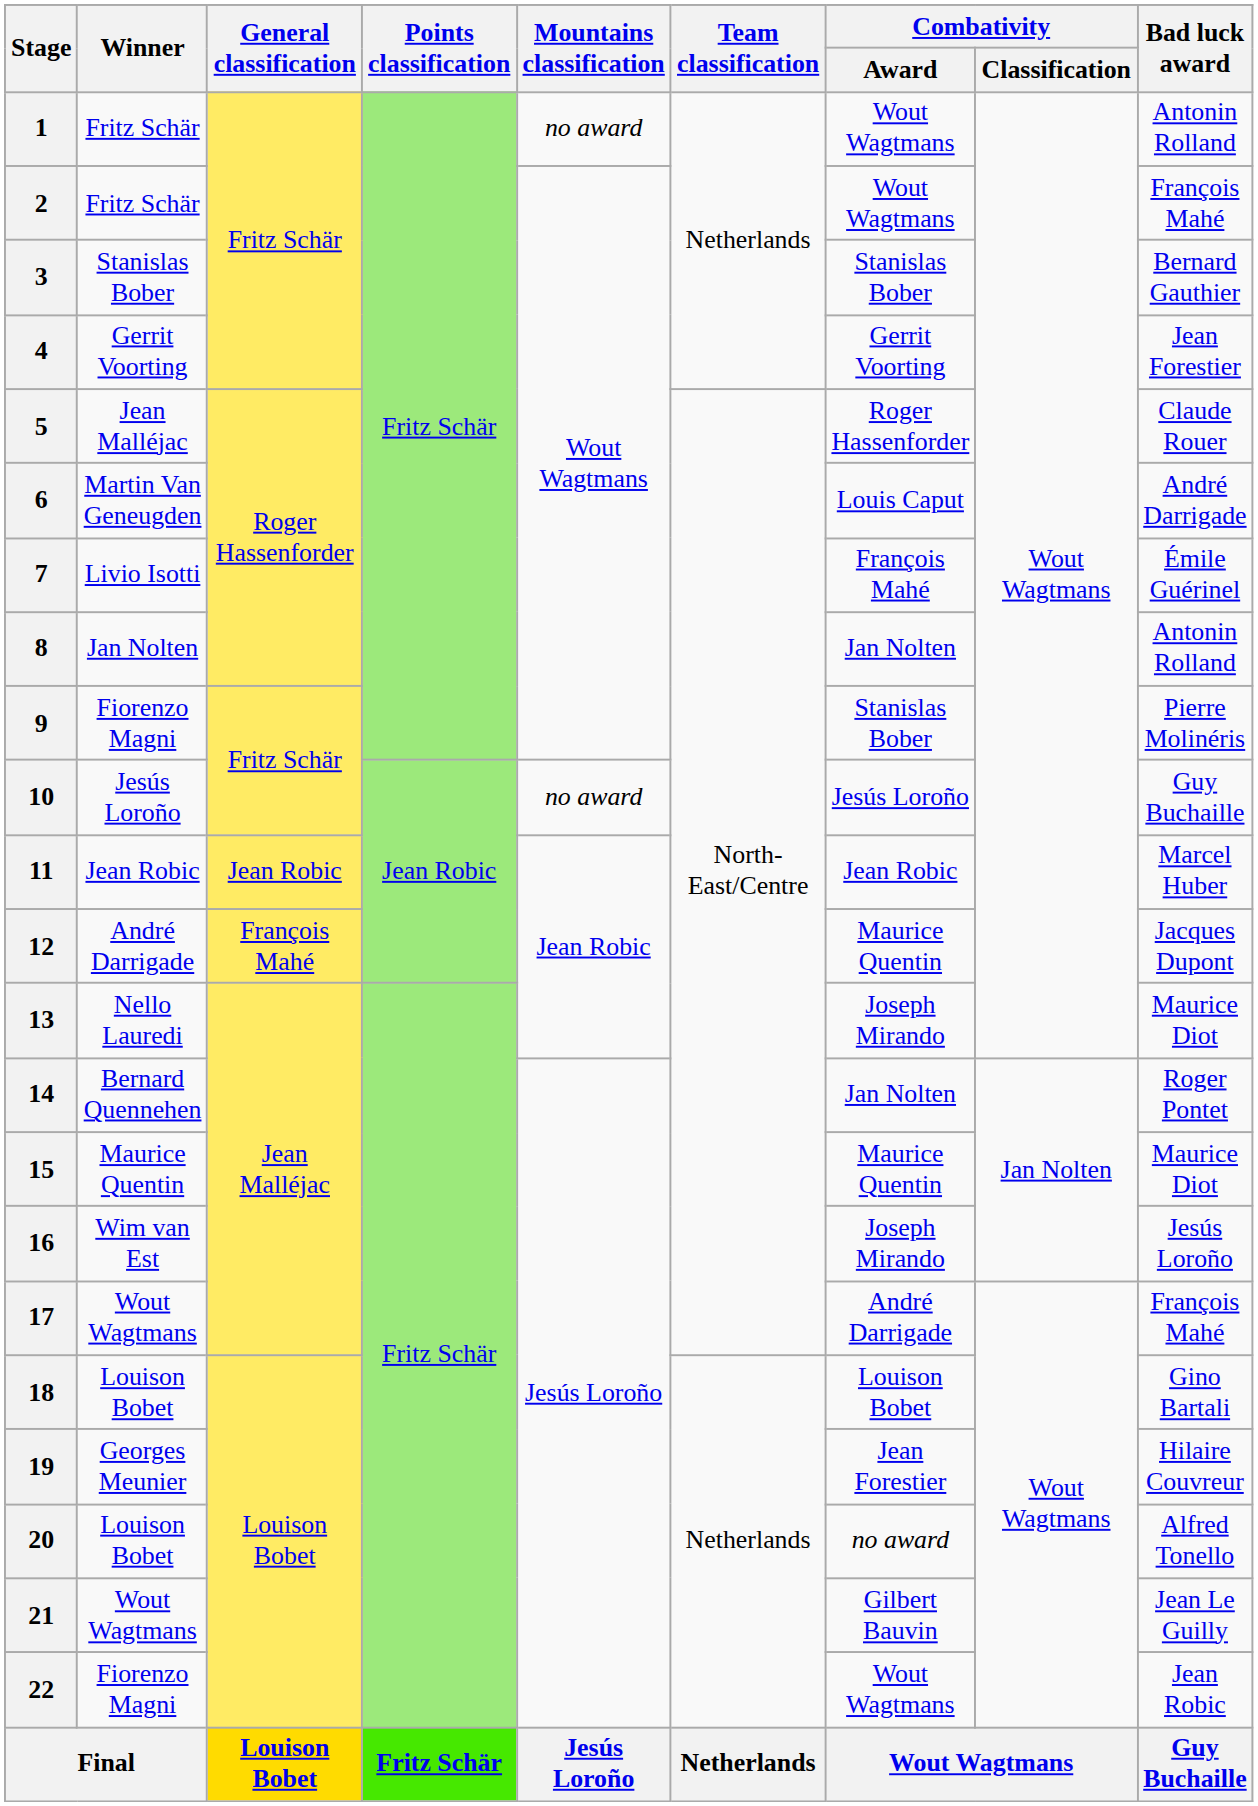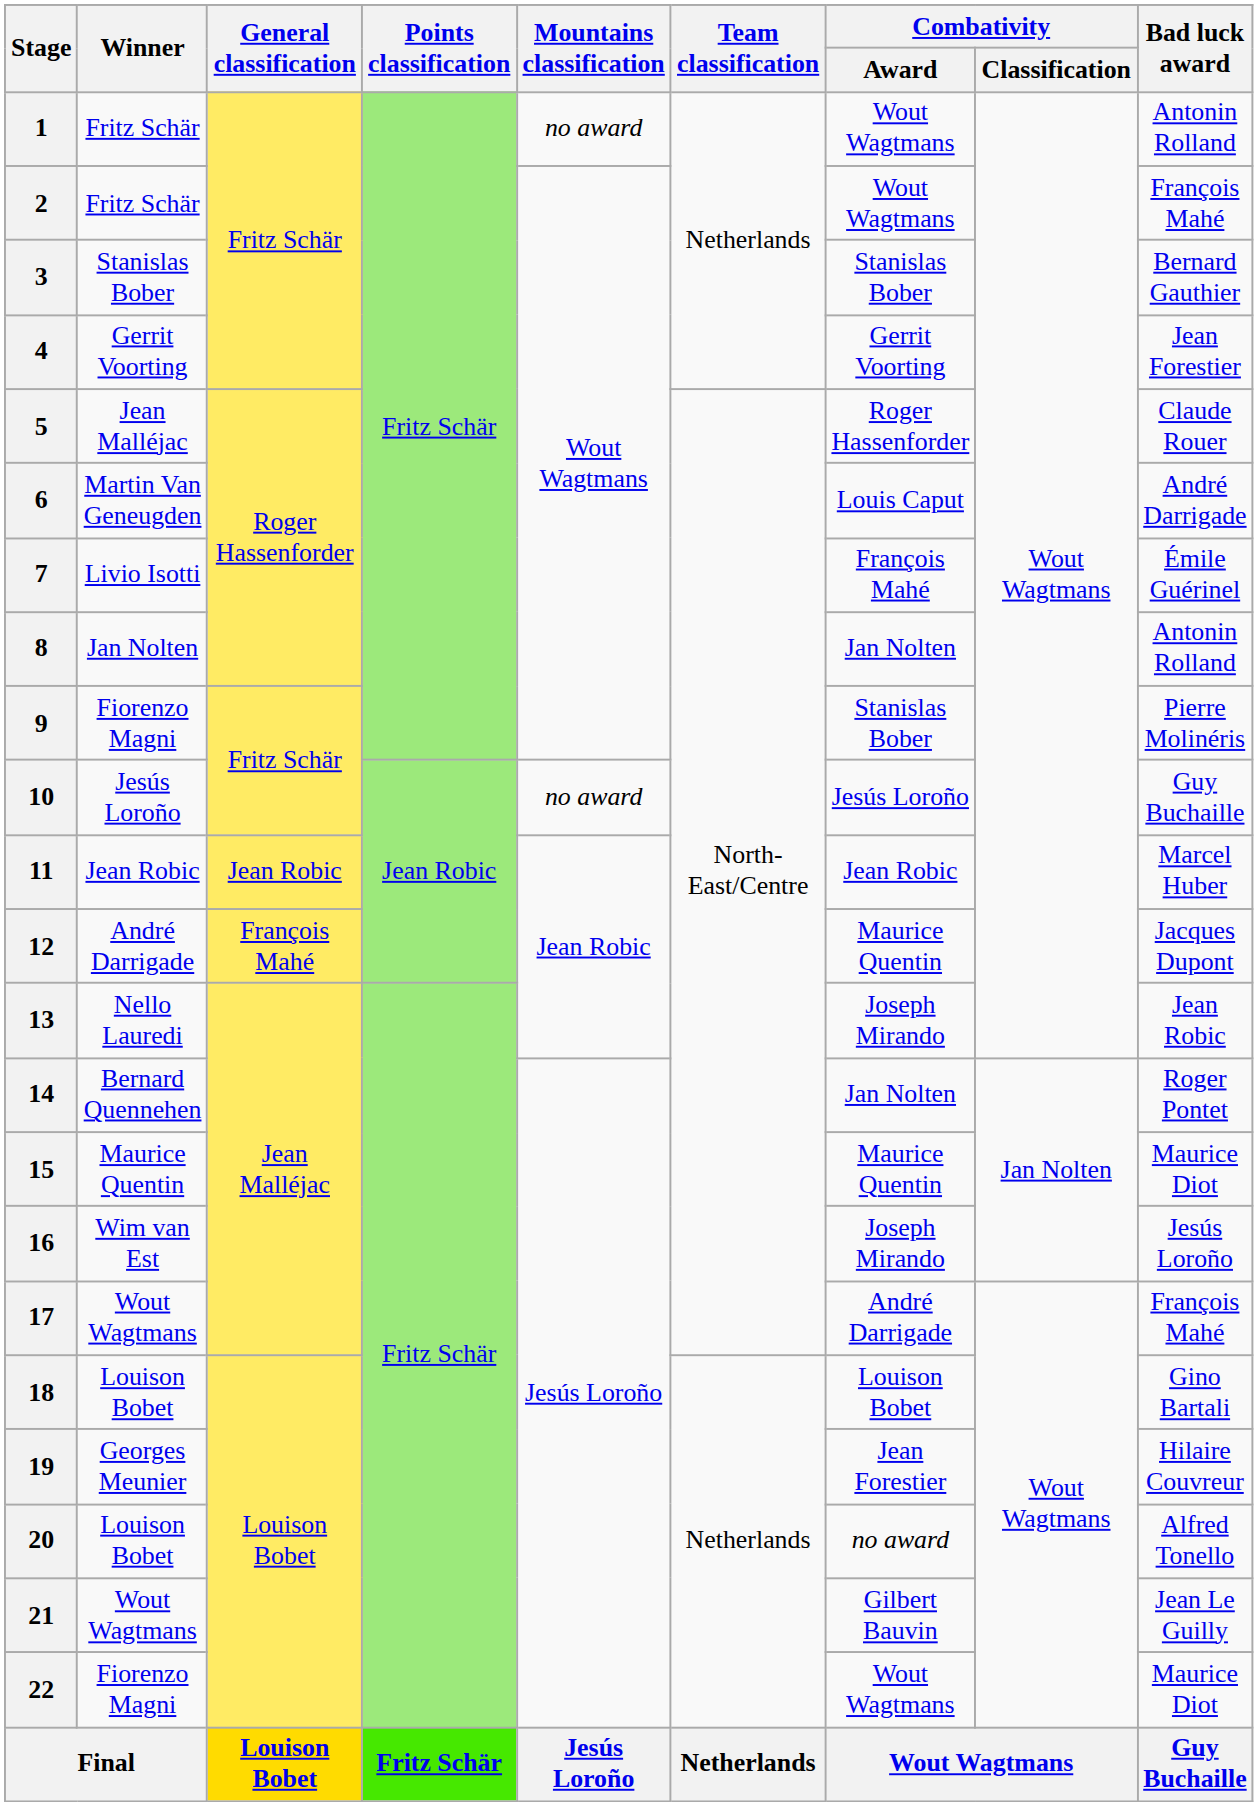(1195, 1020) Maurice Diot -> (1195, 1020) Jean Robic
(1195, 1689) Jean Robic -> (1195, 1689) Maurice Diot
